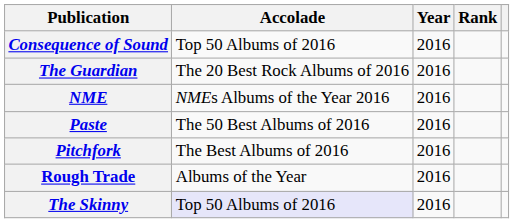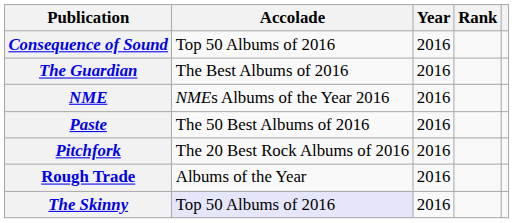(292, 71) The 20 Best Rock Albums of 2016 -> (262, 71) The Best Albums of 2016
(262, 151) The Best Albums of 2016 -> (292, 151) The 20 Best Rock Albums of 2016
